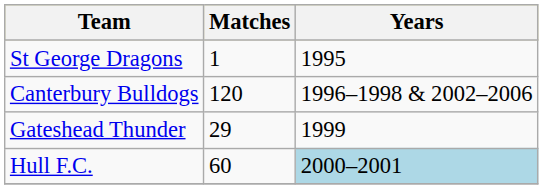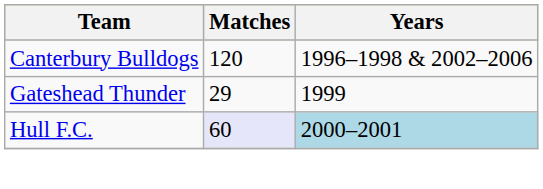- row: (96, 58)
(220, 165) no background -> (220, 129) lavender background
